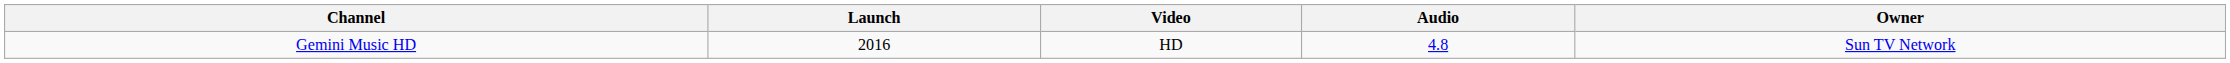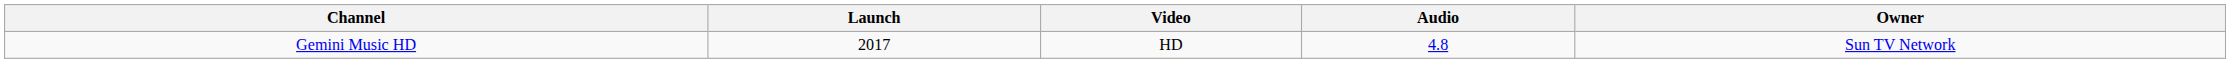(874, 44) 2016 -> (874, 44) 2017
